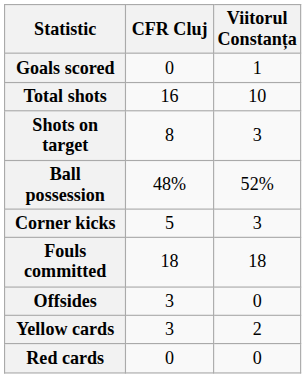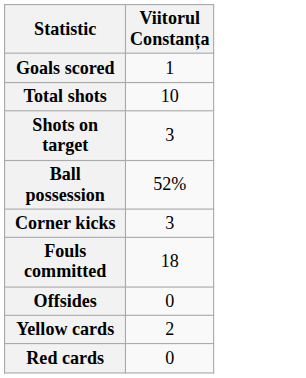- column: (170, 29)
